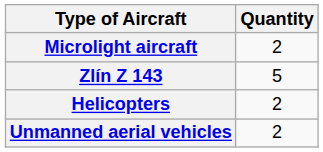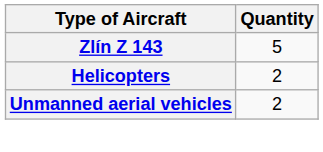- row: (121, 47)
